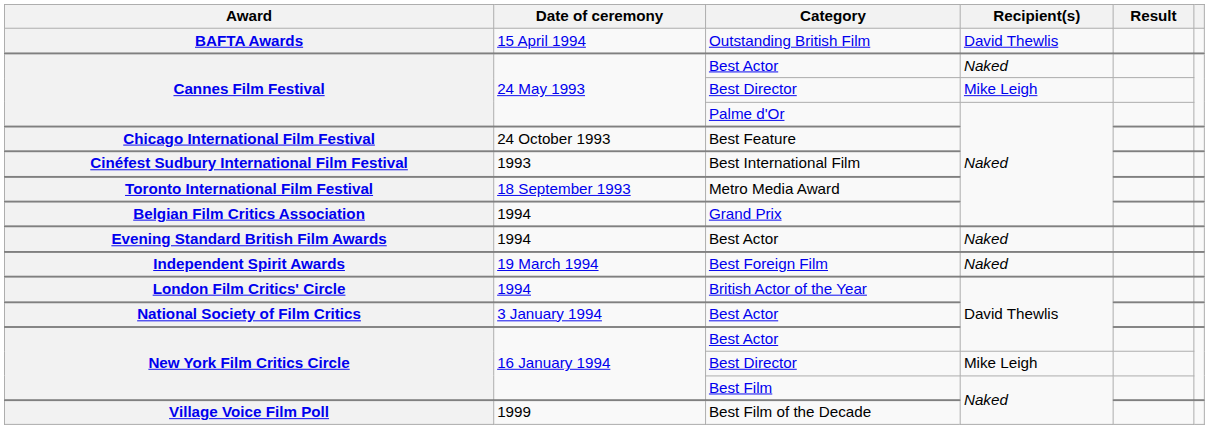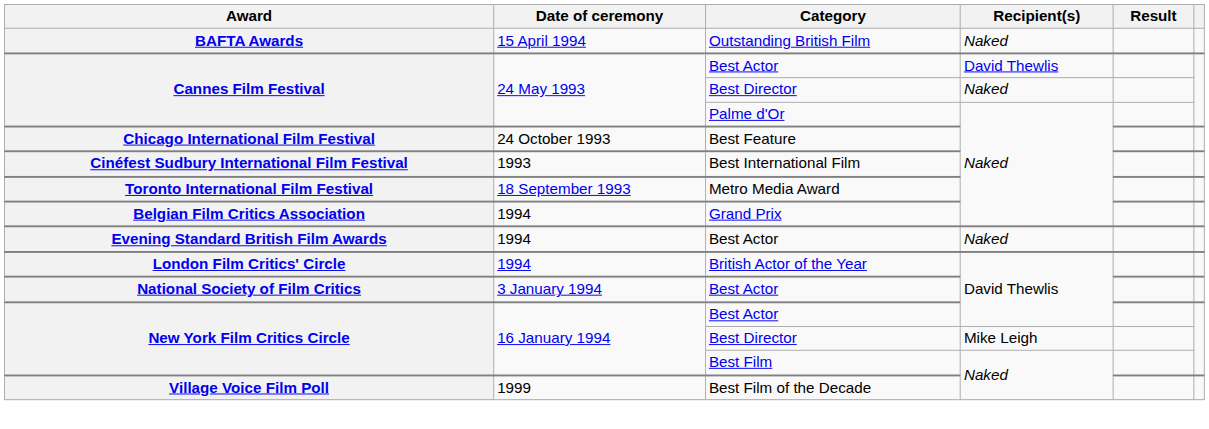(1011, 40) David Thewlis -> (986, 40) Naked
(986, 65) Naked -> (1011, 65) David Thewlis
(1001, 89) Mike Leigh -> (986, 89) Naked
- row: (249, 264)
